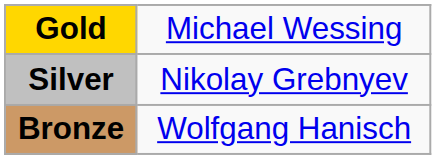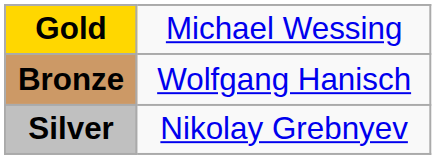rows swapped: (71, 79) <-> (71, 128)
